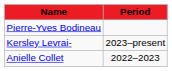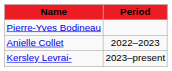rows swapped: (35, 58) <-> (39, 43)
